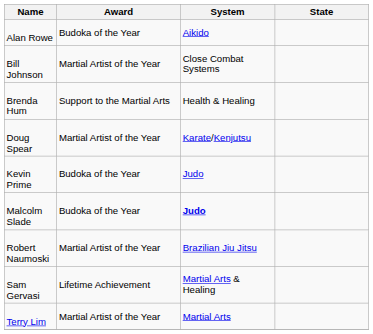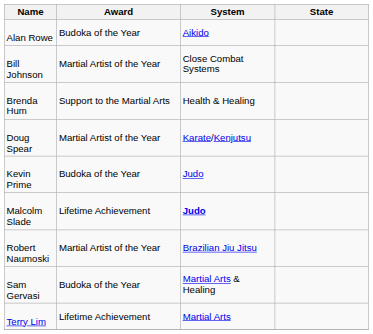(99, 211) Budoka of the Year -> (105, 211) Lifetime Achievement
(105, 285) Lifetime Achievement -> (99, 285) Budoka of the Year
(110, 316) Martial Artist of the Year -> (105, 316) Lifetime Achievement
